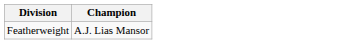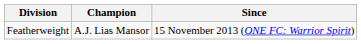+ column: (254, 13)
